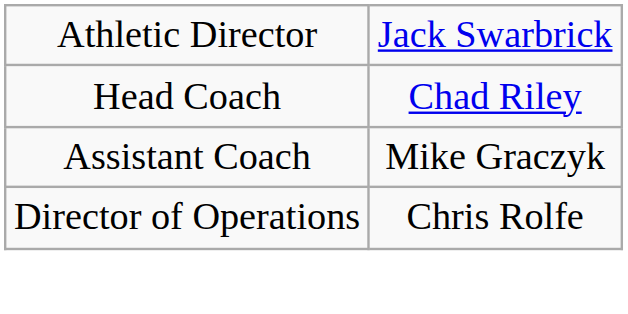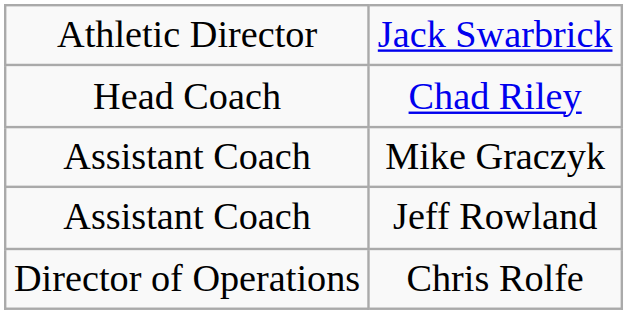+ row: (495, 216)
